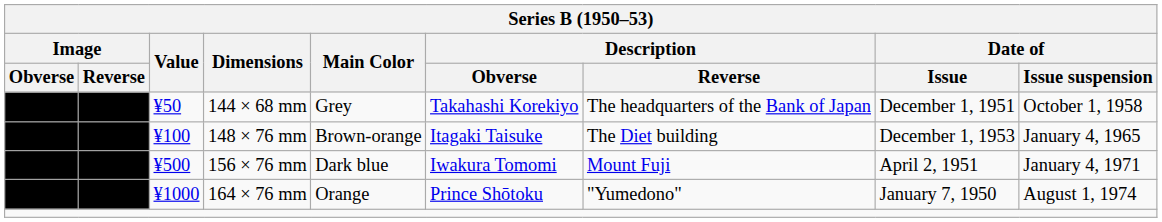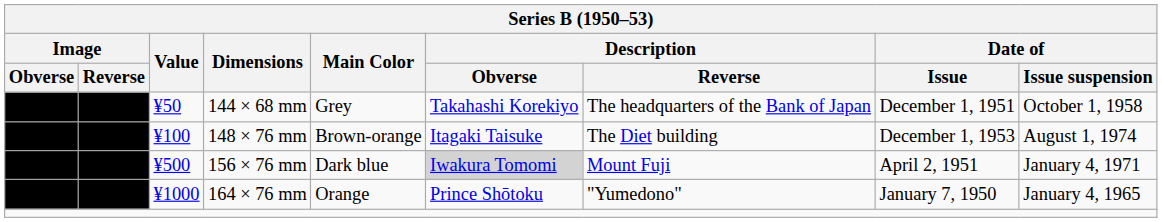(1082, 135) January 4, 1965 -> (1080, 135) August 1, 1974
(493, 164) no background -> (493, 164) lightgrey background
(1080, 194) August 1, 1974 -> (1082, 194) January 4, 1965
